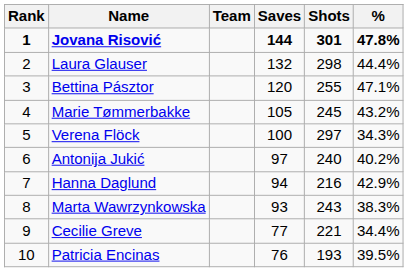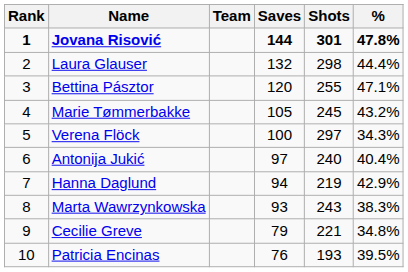(378, 159) 40.2% -> (378, 159) 40.4%
(329, 183) 216 -> (329, 183) 219
(279, 231) 77 -> (279, 231) 79
(378, 231) 34.4% -> (378, 231) 34.8%
